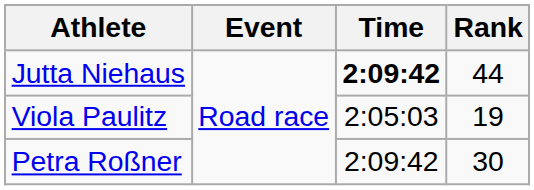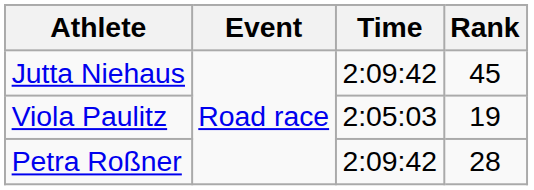(391, 73) bold -> (390, 73) normal
(488, 73) 44 -> (485, 73) 45
(488, 162) 30 -> (485, 162) 28
